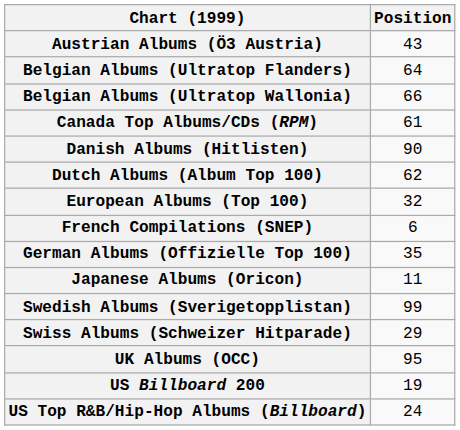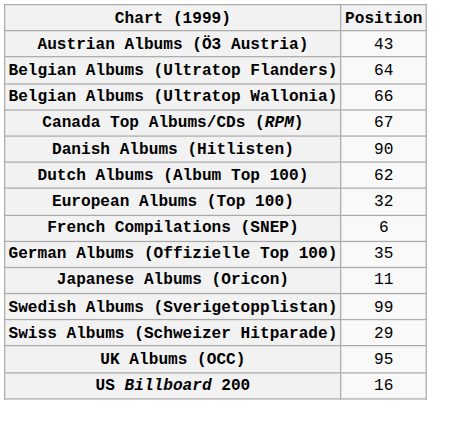(413, 123) 61 -> (384, 123) 67
(413, 386) 19 -> (384, 386) 16
- row: (187, 412)
